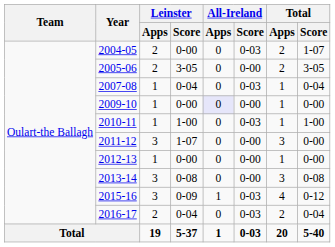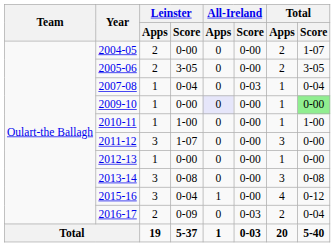(250, 50) 0-03 -> (250, 50) 0-00
(314, 104) no background -> (314, 104) lightgreen background
(250, 123) 0-03 -> (250, 123) 0-00
(187, 196) 0-09 -> (187, 196) 0-04
(250, 196) 0-03 -> (250, 196) 0-00
(187, 214) 0-04 -> (187, 214) 0-09
